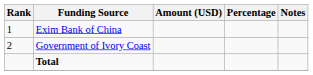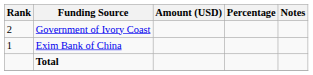rows swapped: (79, 29) <-> (93, 45)
